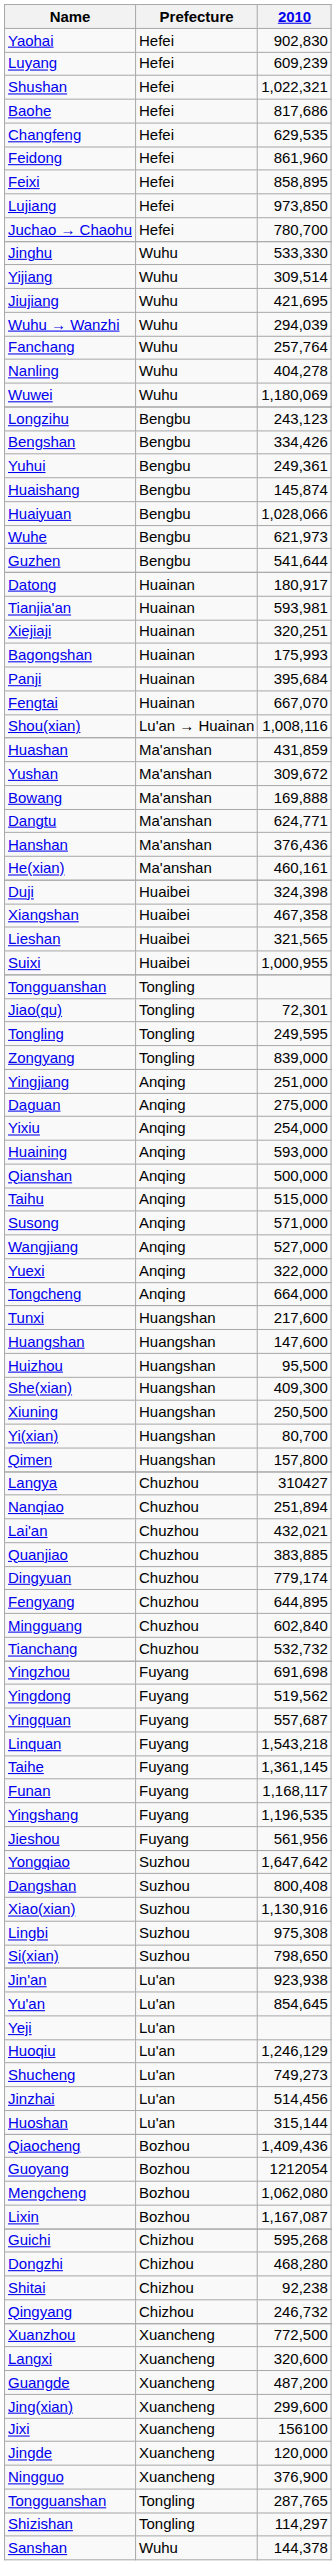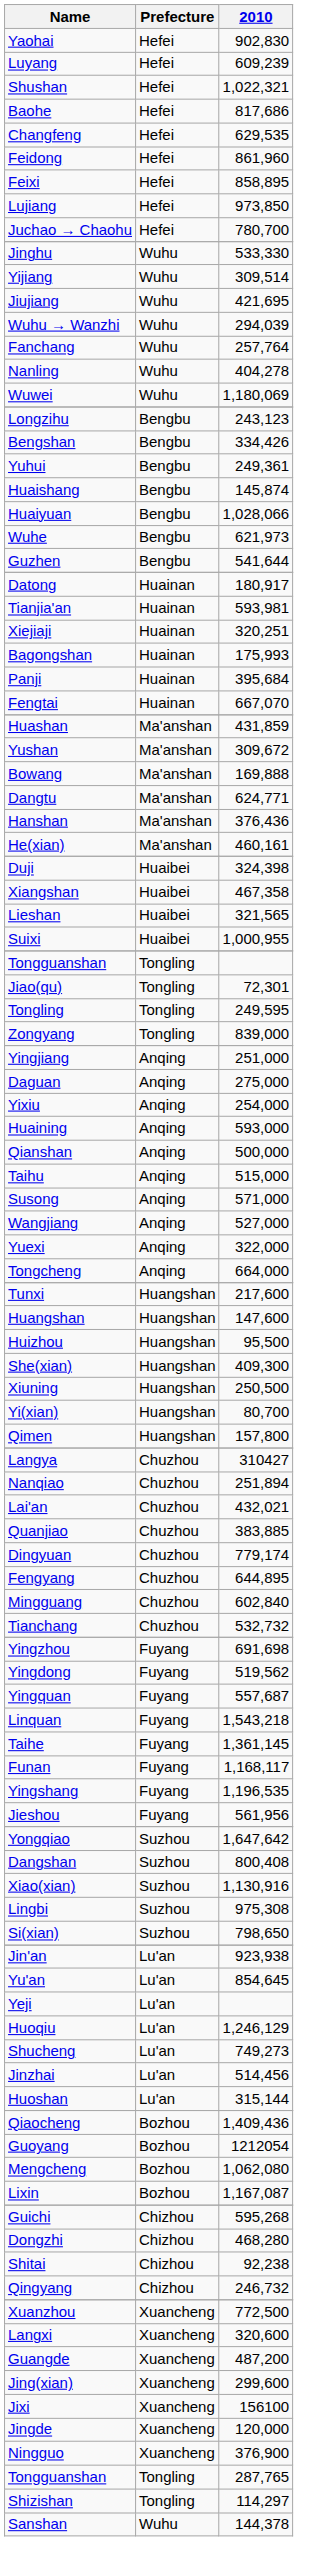- row: (44, 727)
